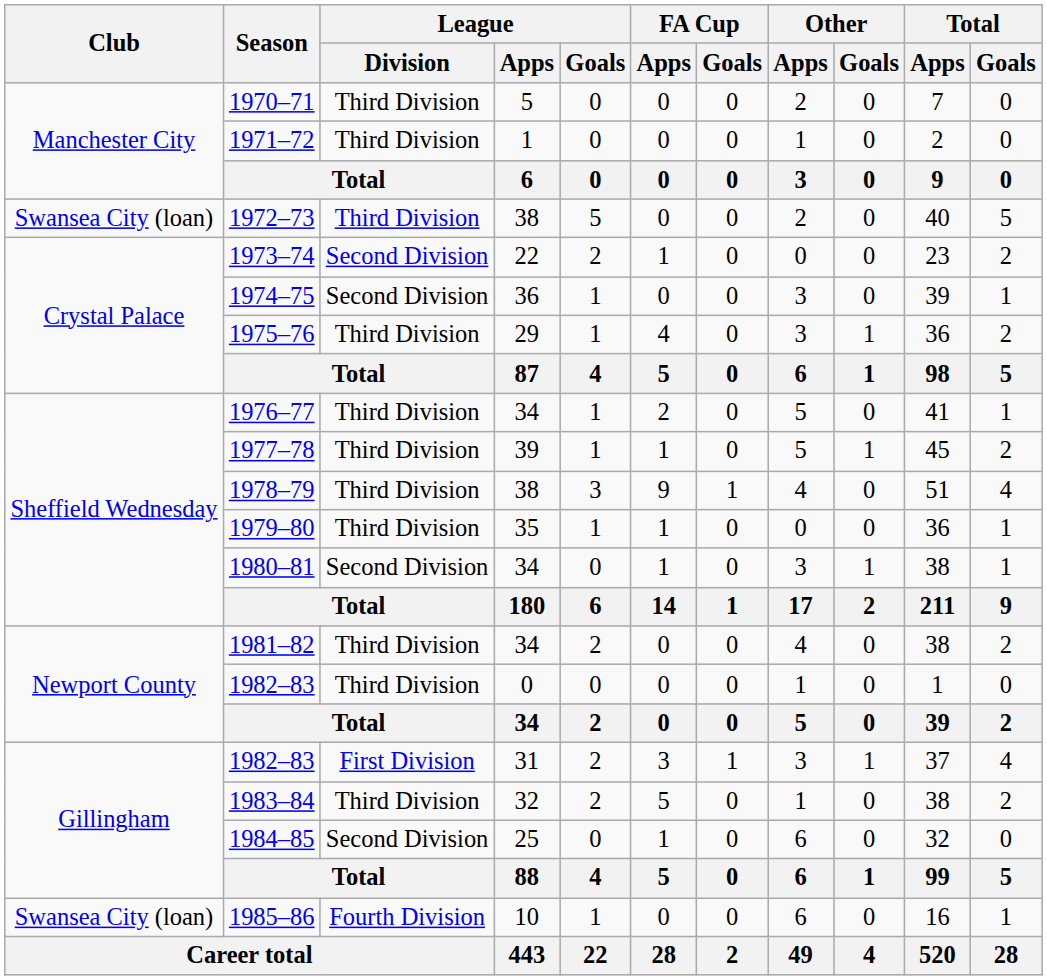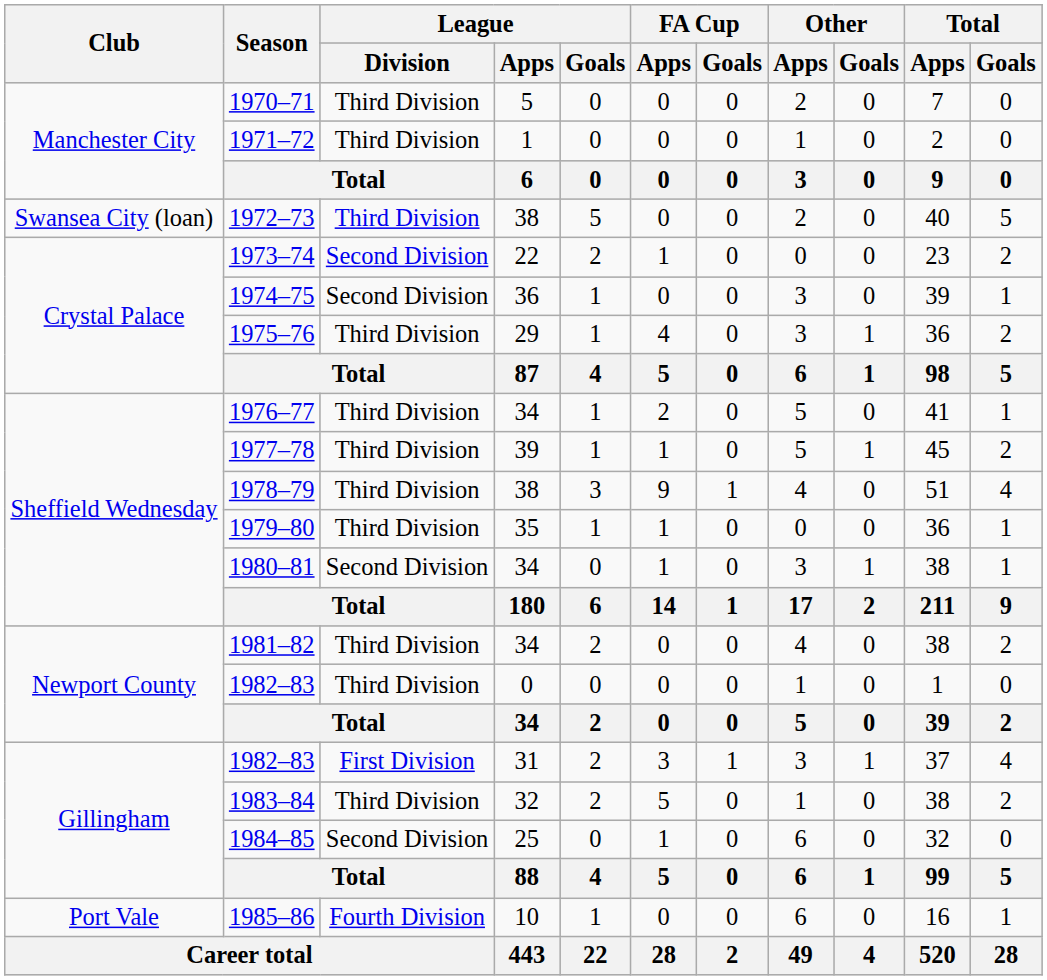(114, 916) Swansea City (loan) -> (114, 916) Port Vale
